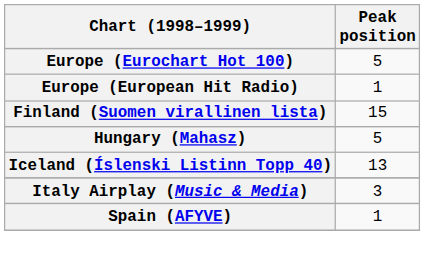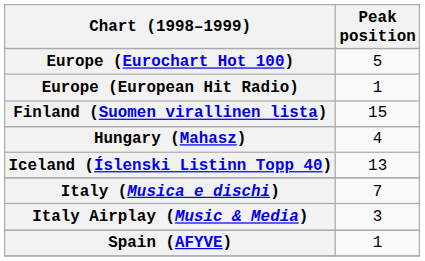(378, 139) 5 -> (378, 139) 4
+ row: (170, 191)
